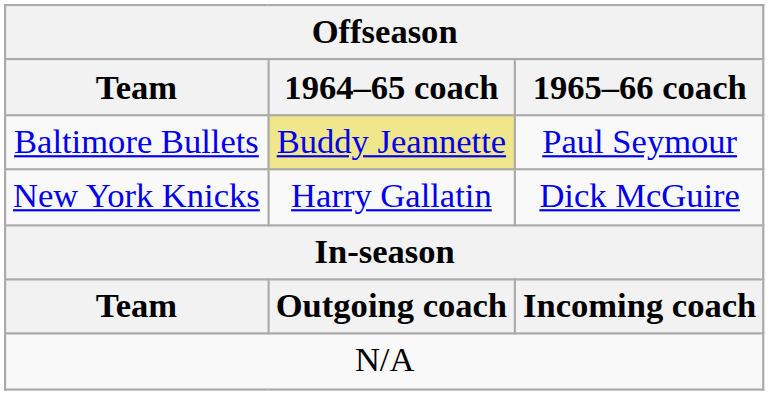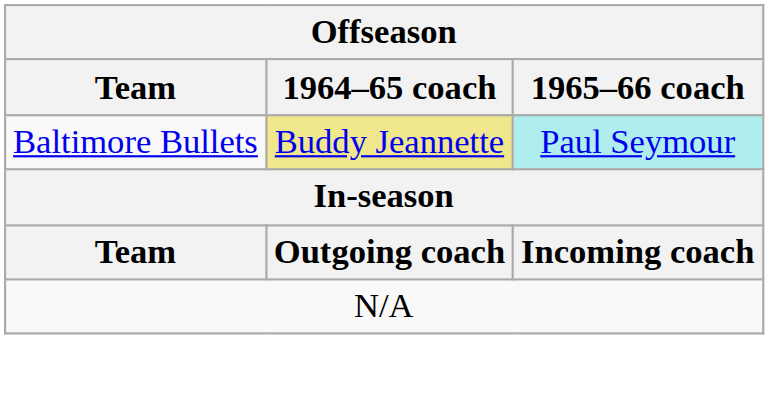(640, 141) no background -> (638, 141) paleturquoise background
- row: (136, 196)
